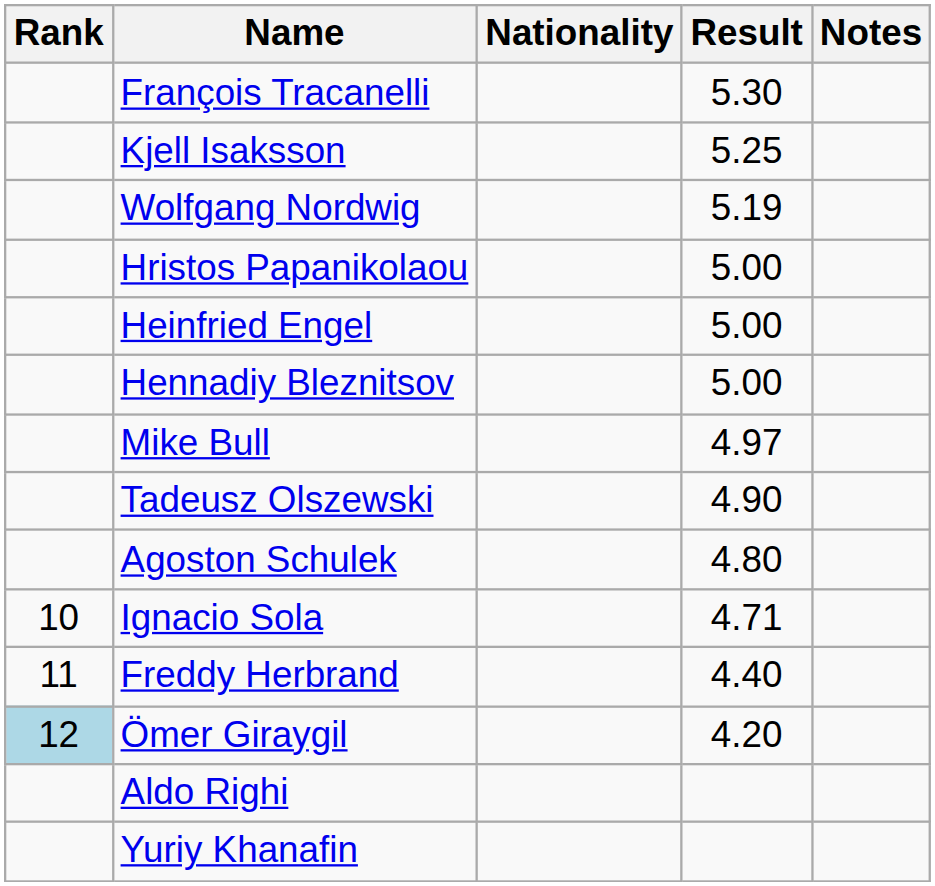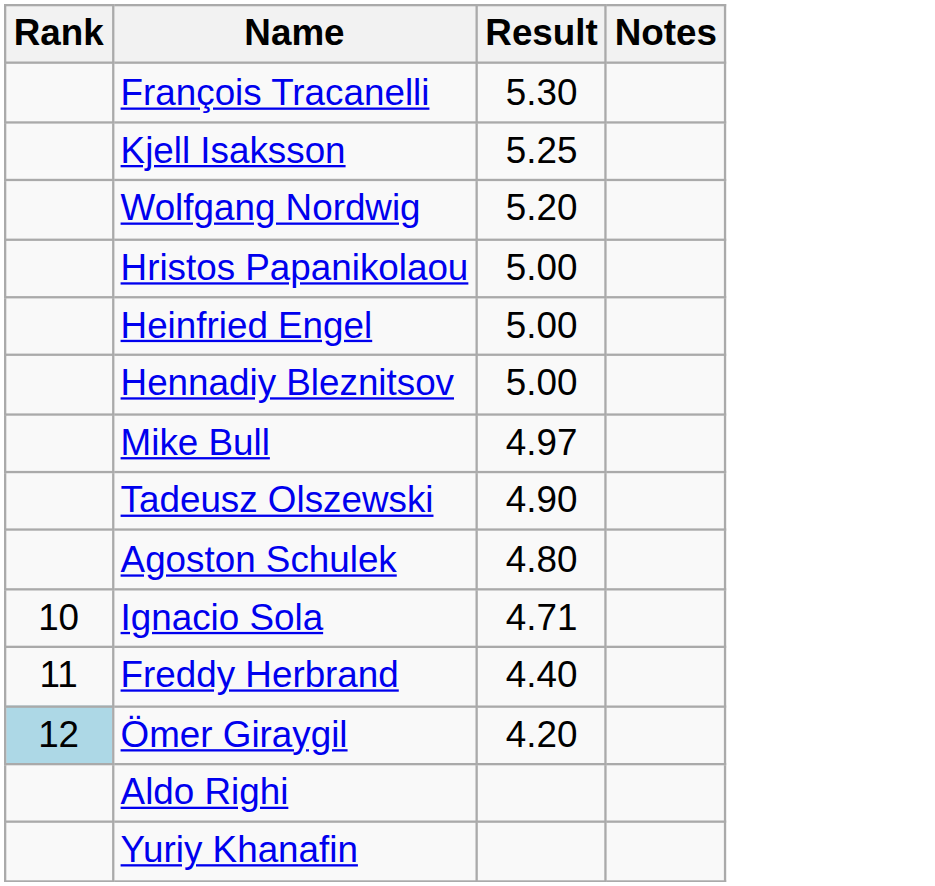- column: (579, 33)
(747, 208) 5.19 -> (542, 208) 5.20
